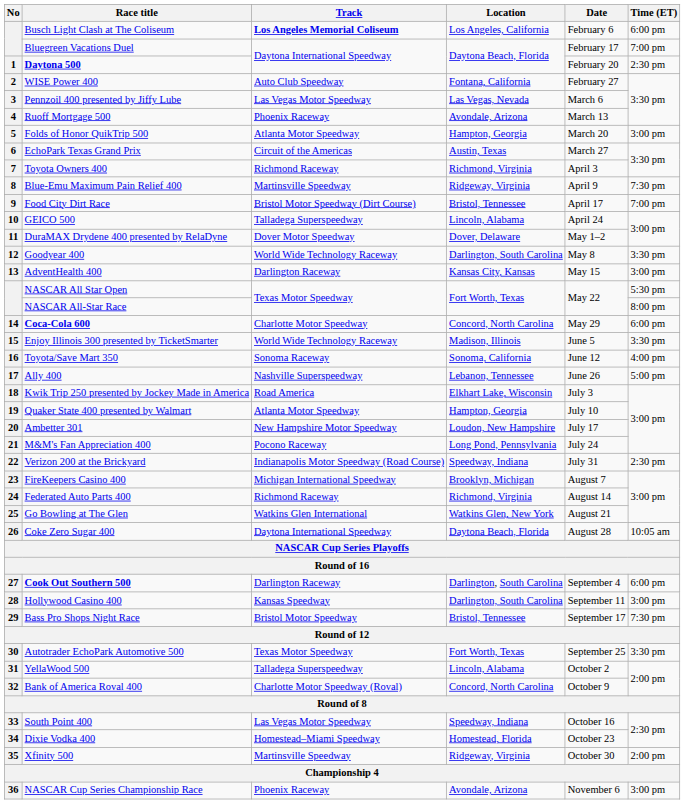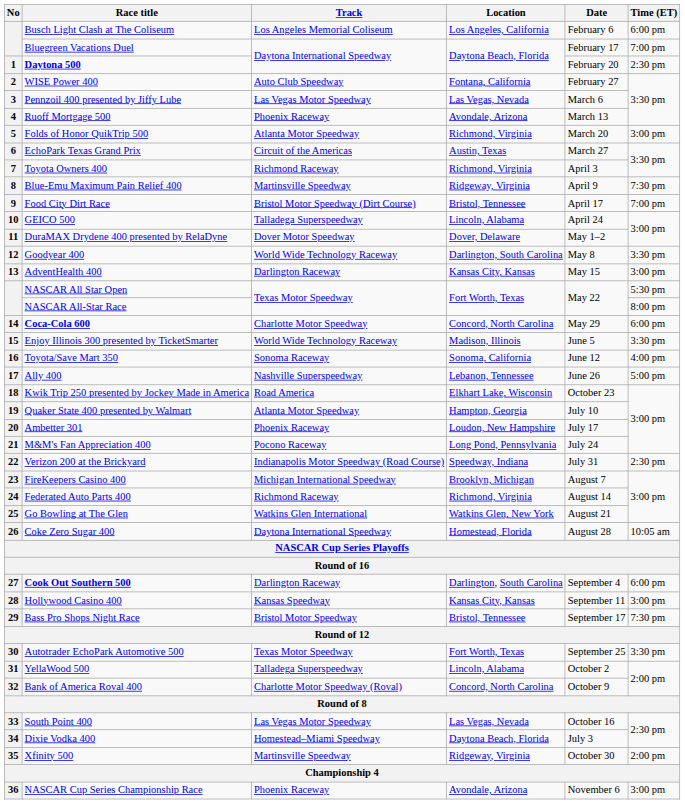(326, 30) bold -> (323, 30) normal
(488, 133) Hampton, Georgia -> (490, 133) Richmond, Virginia
(580, 392) July 3 -> (591, 392) October 23
(325, 427) New Hampshire Motor Speedway -> (292, 427) Phoenix Raceway
(499, 531) Daytona Beach, Florida -> (490, 531) Homestead, Florida
(506, 600) Darlington, South Carolina -> (492, 600) Kansas City, Kansas
(489, 721) Speedway, Indiana -> (489, 721) Las Vegas, Nevada
(490, 738) Homestead, Florida -> (499, 738) Daytona Beach, Florida
(591, 738) October 23 -> (580, 738) July 3
